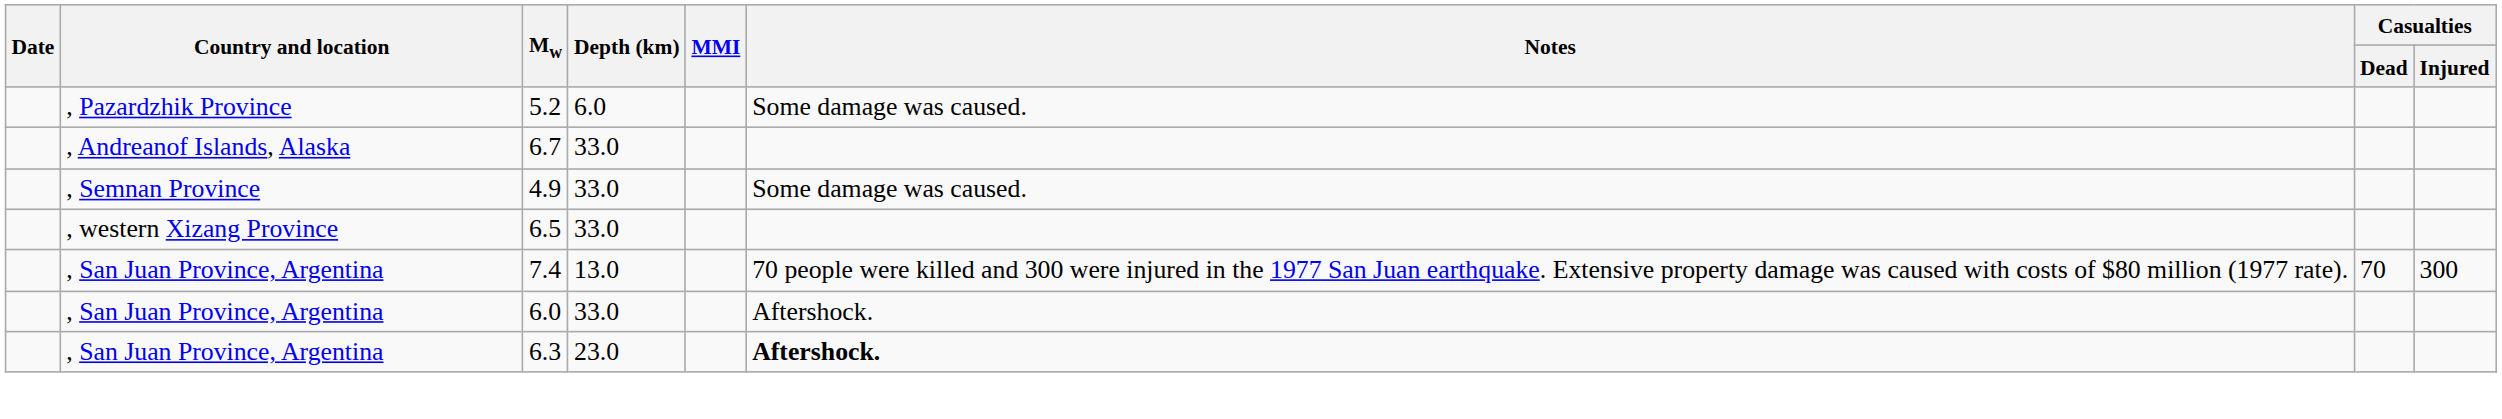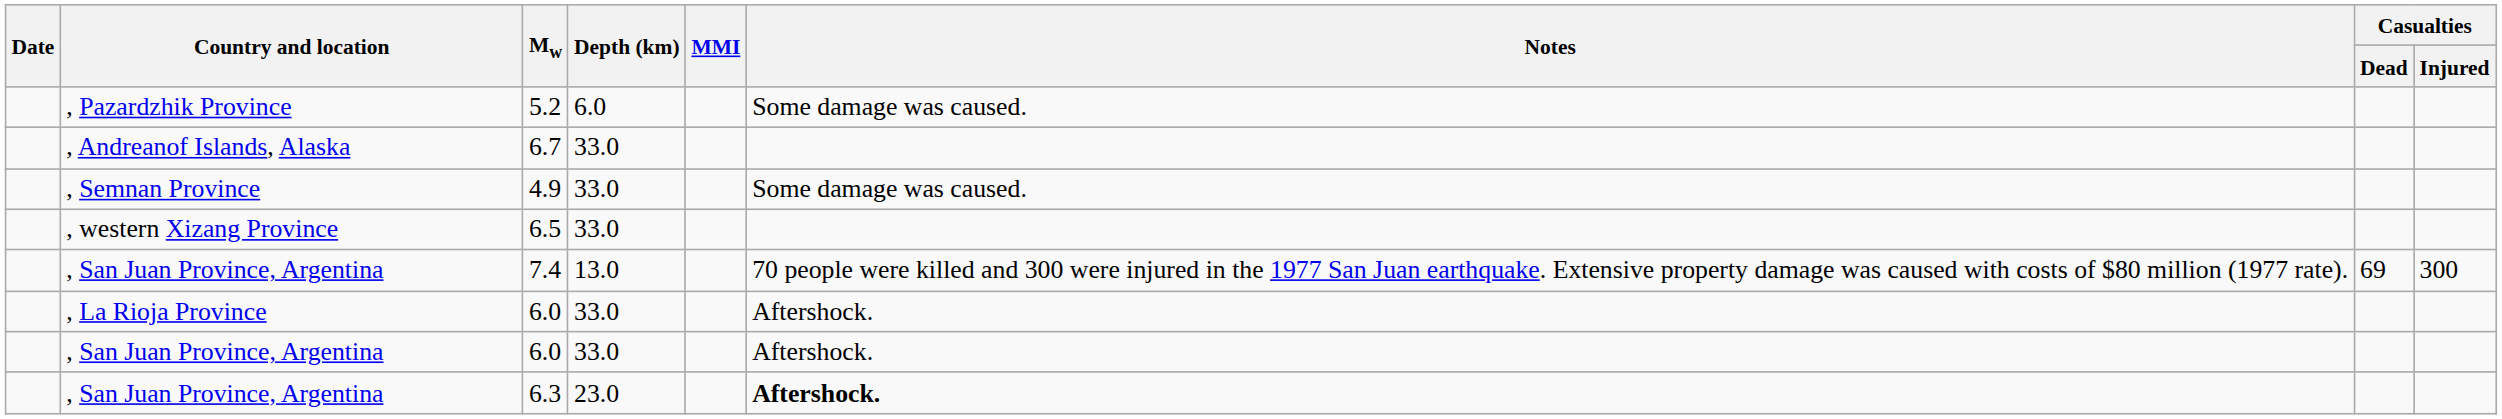(2373, 270) 70 -> (2373, 270) 69
+ row: (166, 310)
